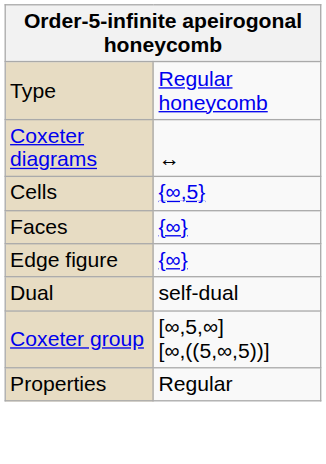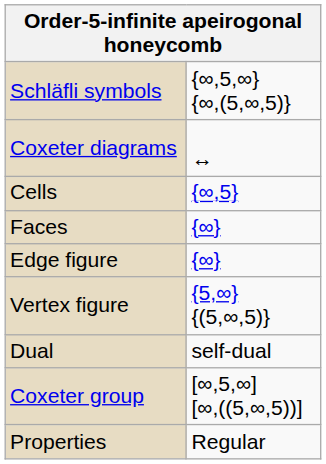- row: (33, 90)
+ row: (86, 90)
+ row: (69, 305)
